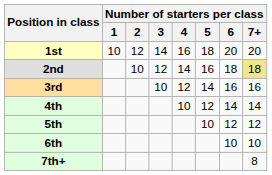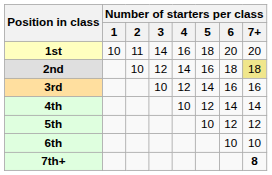(137, 50) 12 -> (137, 50) 11
(254, 161) normal -> (254, 161) bold
